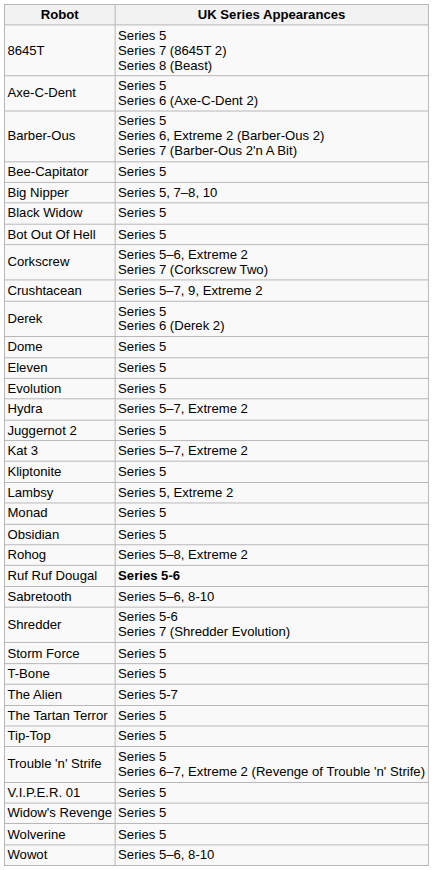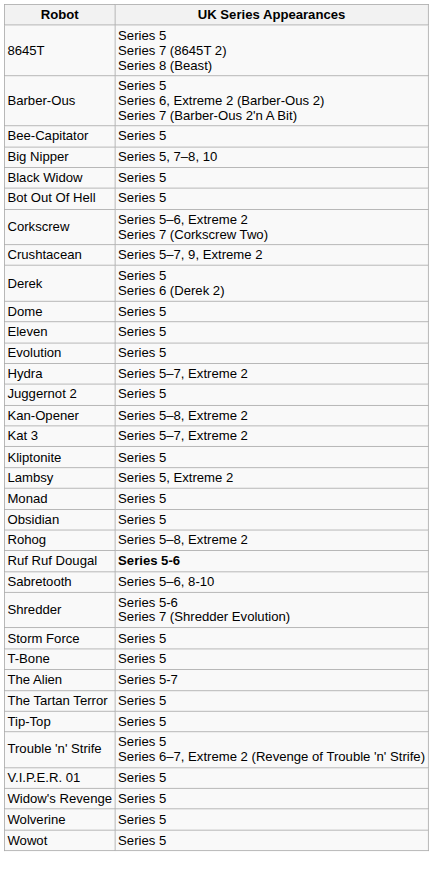- row: (42, 93)
+ row: (43, 415)
(166, 855) Series 5–6, 8-10 -> (142, 840) Series 5
